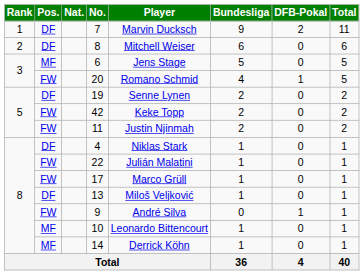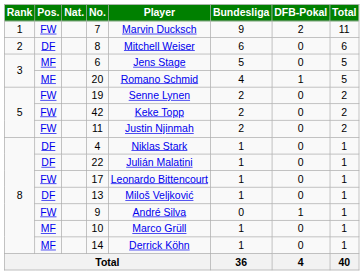(48, 29) DF -> (48, 29) FW
(48, 79) FW -> (48, 79) MF
(48, 96) DF -> (48, 96) FW
(48, 162) FW -> (48, 162) DF
(159, 179) Marco Grüll -> (159, 179) Leonardo Bittencourt
(159, 229) Leonardo Bittencourt -> (159, 229) Marco Grüll
